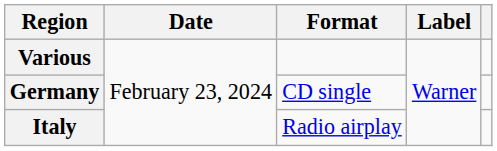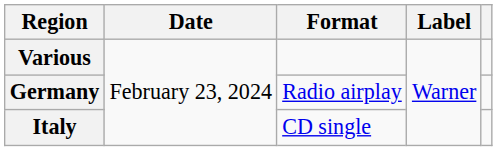(327, 92) CD single -> (342, 92) Radio airplay
(342, 127) Radio airplay -> (327, 127) CD single
